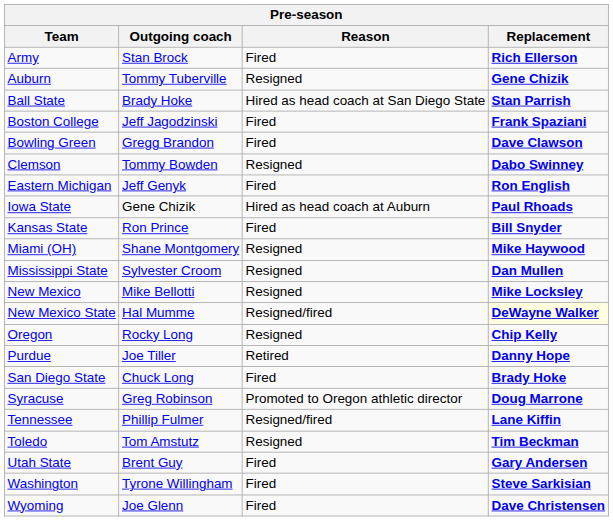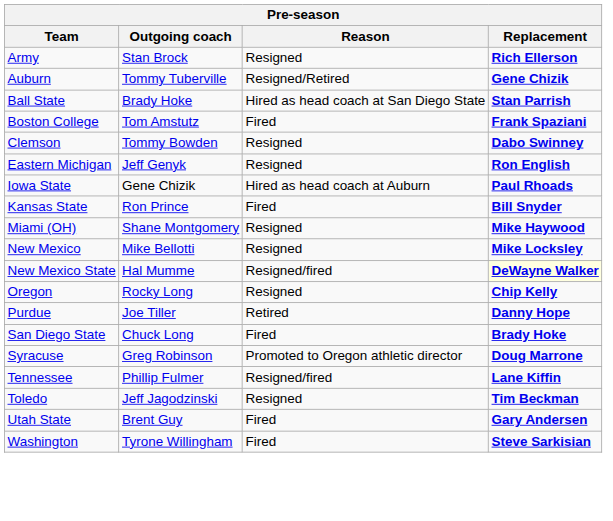(261, 57) Fired -> (274, 57) Resigned
(274, 79) Resigned -> (297, 79) Resigned/Retired
(170, 121) Jeff Jagodzinski -> (160, 121) Tom Amstutz
- row: (52, 143)
(261, 185) Fired -> (274, 164) Resigned
- row: (58, 270)
(160, 441) Tom Amstutz -> (170, 398) Jeff Jagodzinski
- row: (35, 505)
